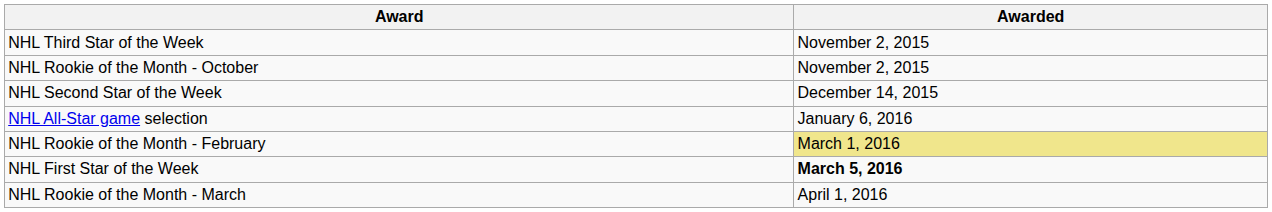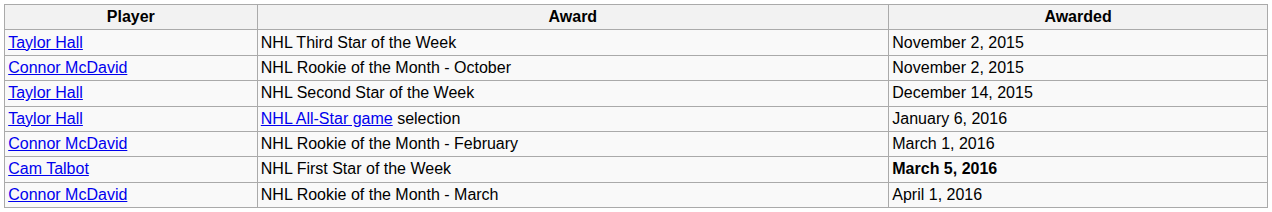+ column: (131, 17)
(849, 144) khaki background -> (943, 144) no background
